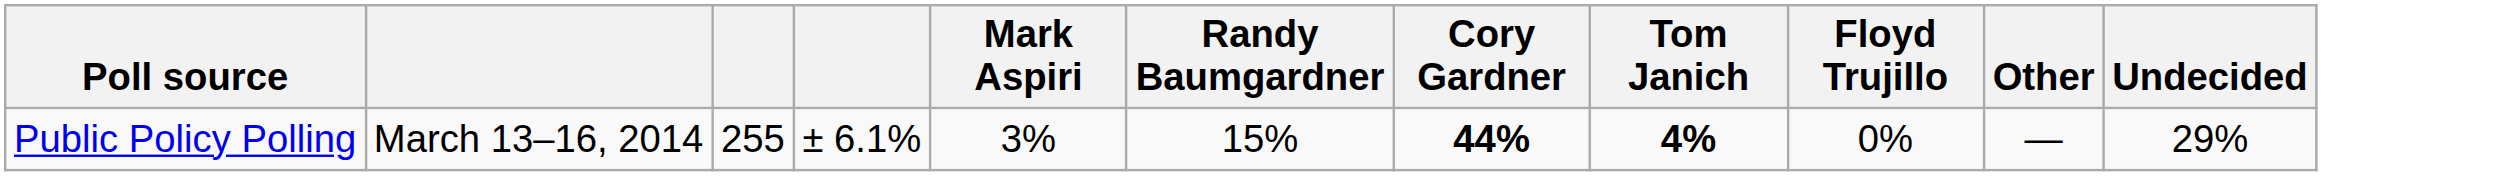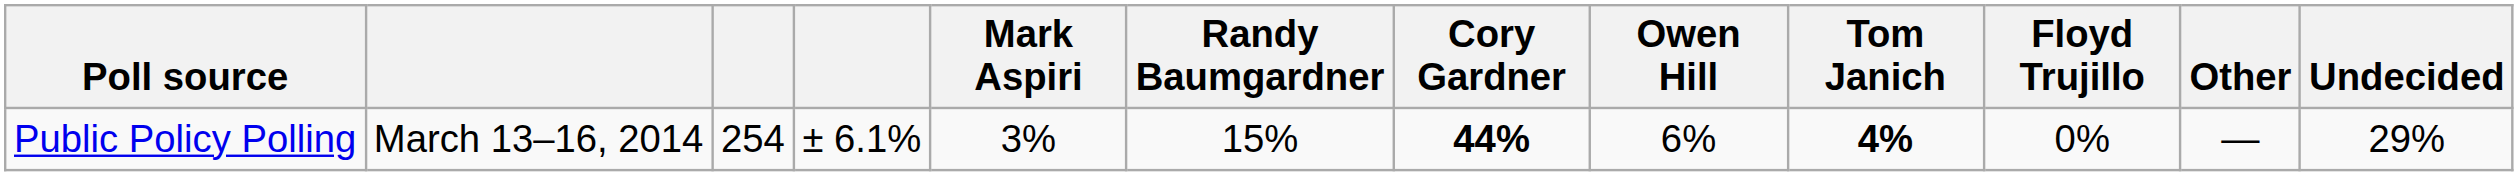+ column: (1689, 56)
(753, 138) 255 -> (753, 138) 254
